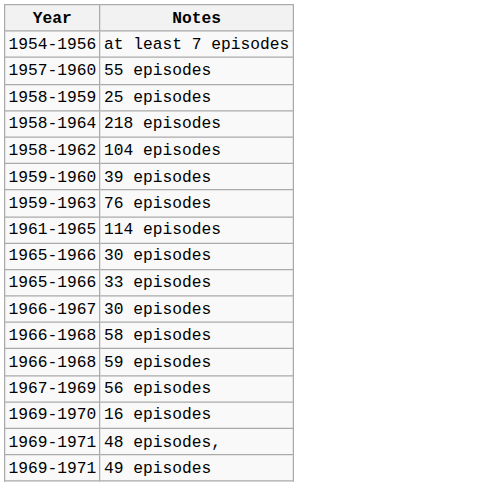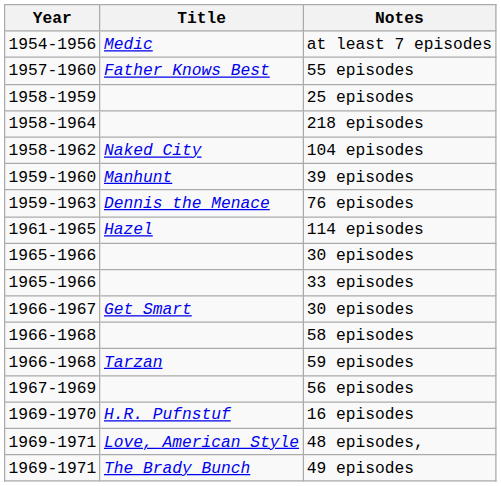+ column: (202, 18)
